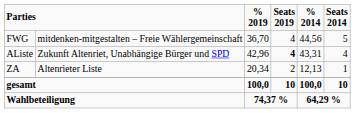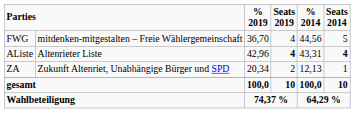(133, 54) Zukunft Altenriet, Unabhängige Bürger und SPD -> (70, 54) Altenrieter Liste
(345, 54) normal -> (345, 54) bold
(70, 69) Altenrieter Liste -> (133, 69) Zukunft Altenriet, Unabhängige Bürger und SPD
